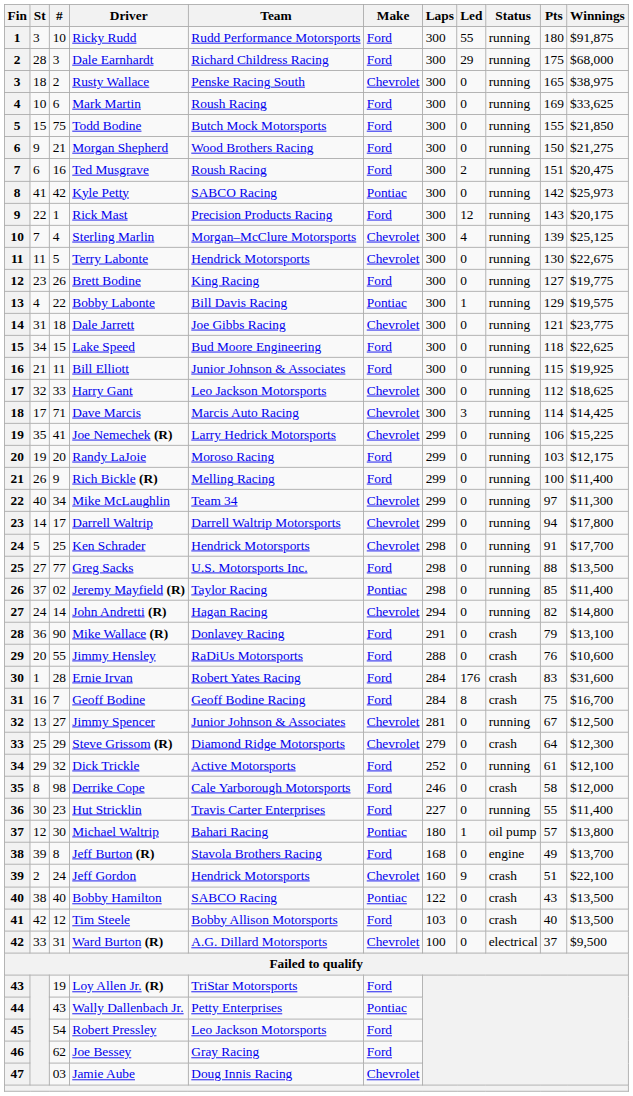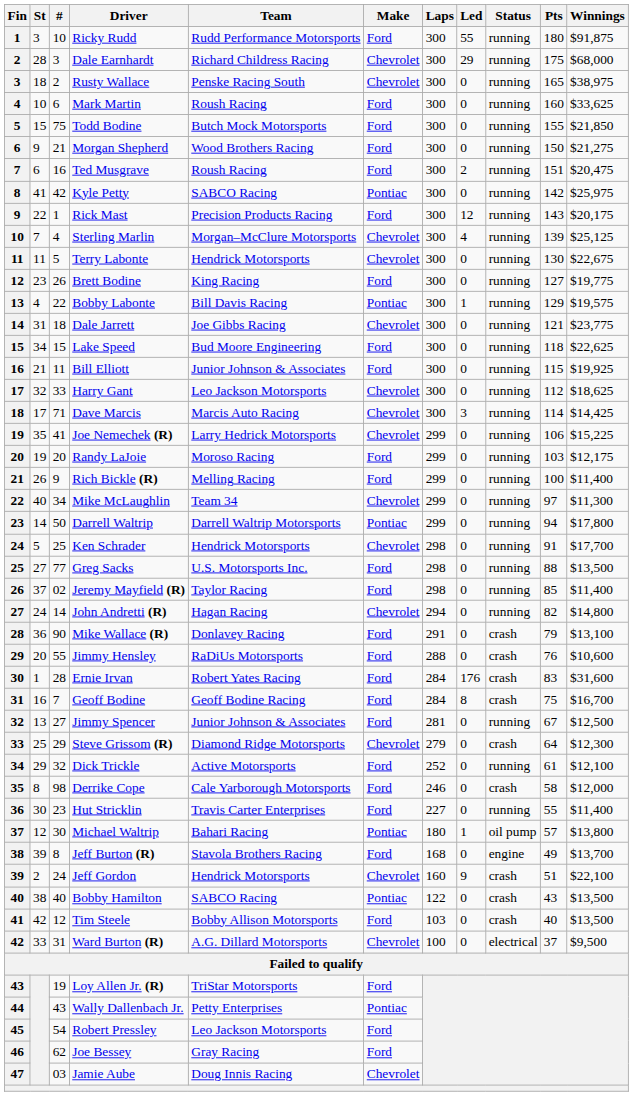(379, 59) Ford -> (393, 59) Chevrolet
(554, 103) 169 -> (554, 103) 160
(592, 192) $25,973 -> (592, 192) $25,975
(59, 522) 17 -> (59, 522) 50
(393, 522) Chevrolet -> (387, 522) Pontiac
(387, 589) Pontiac -> (379, 589) Ford
(393, 721) Chevrolet -> (379, 721) Ford
